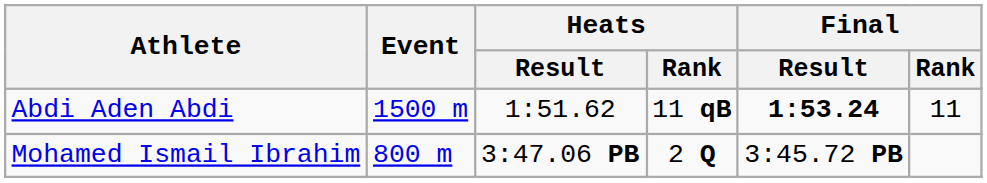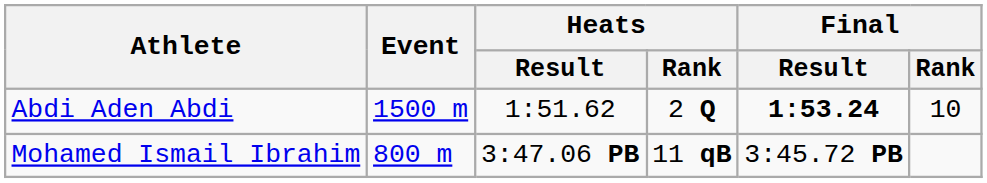(692, 111) 11 qB -> (692, 111) 2 Q
(946, 111) 11 -> (946, 111) 10
(692, 155) 2 Q -> (692, 155) 11 qB
